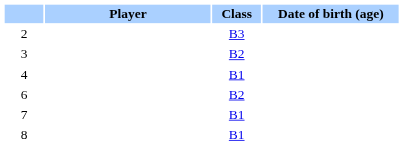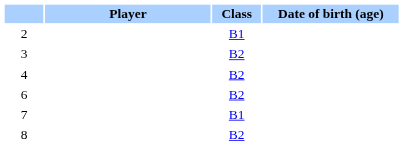(237, 34) B3 -> (237, 34) B1
(237, 74) B1 -> (237, 74) B2
(237, 134) B1 -> (237, 134) B2
